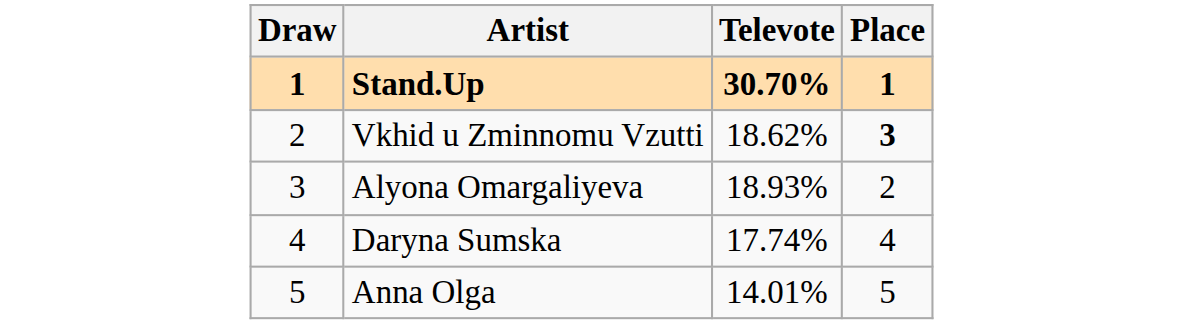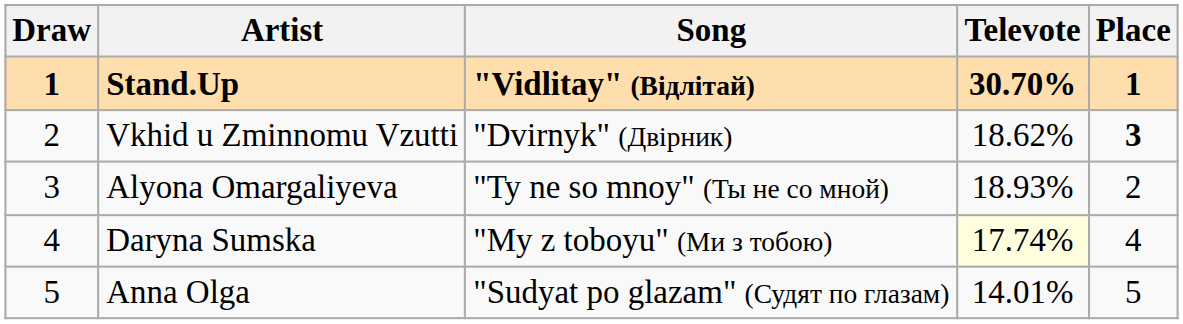+ column: (711, 30)
(777, 239) no background -> (1023, 239) lightyellow background
